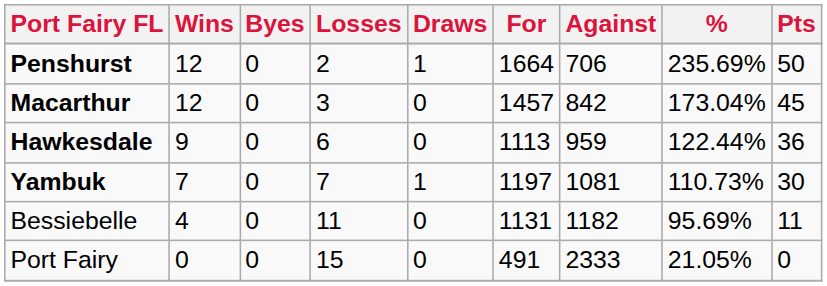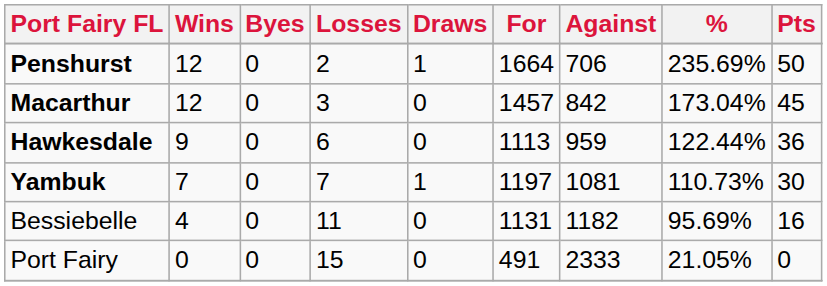(790, 220) 11 -> (791, 220) 16
